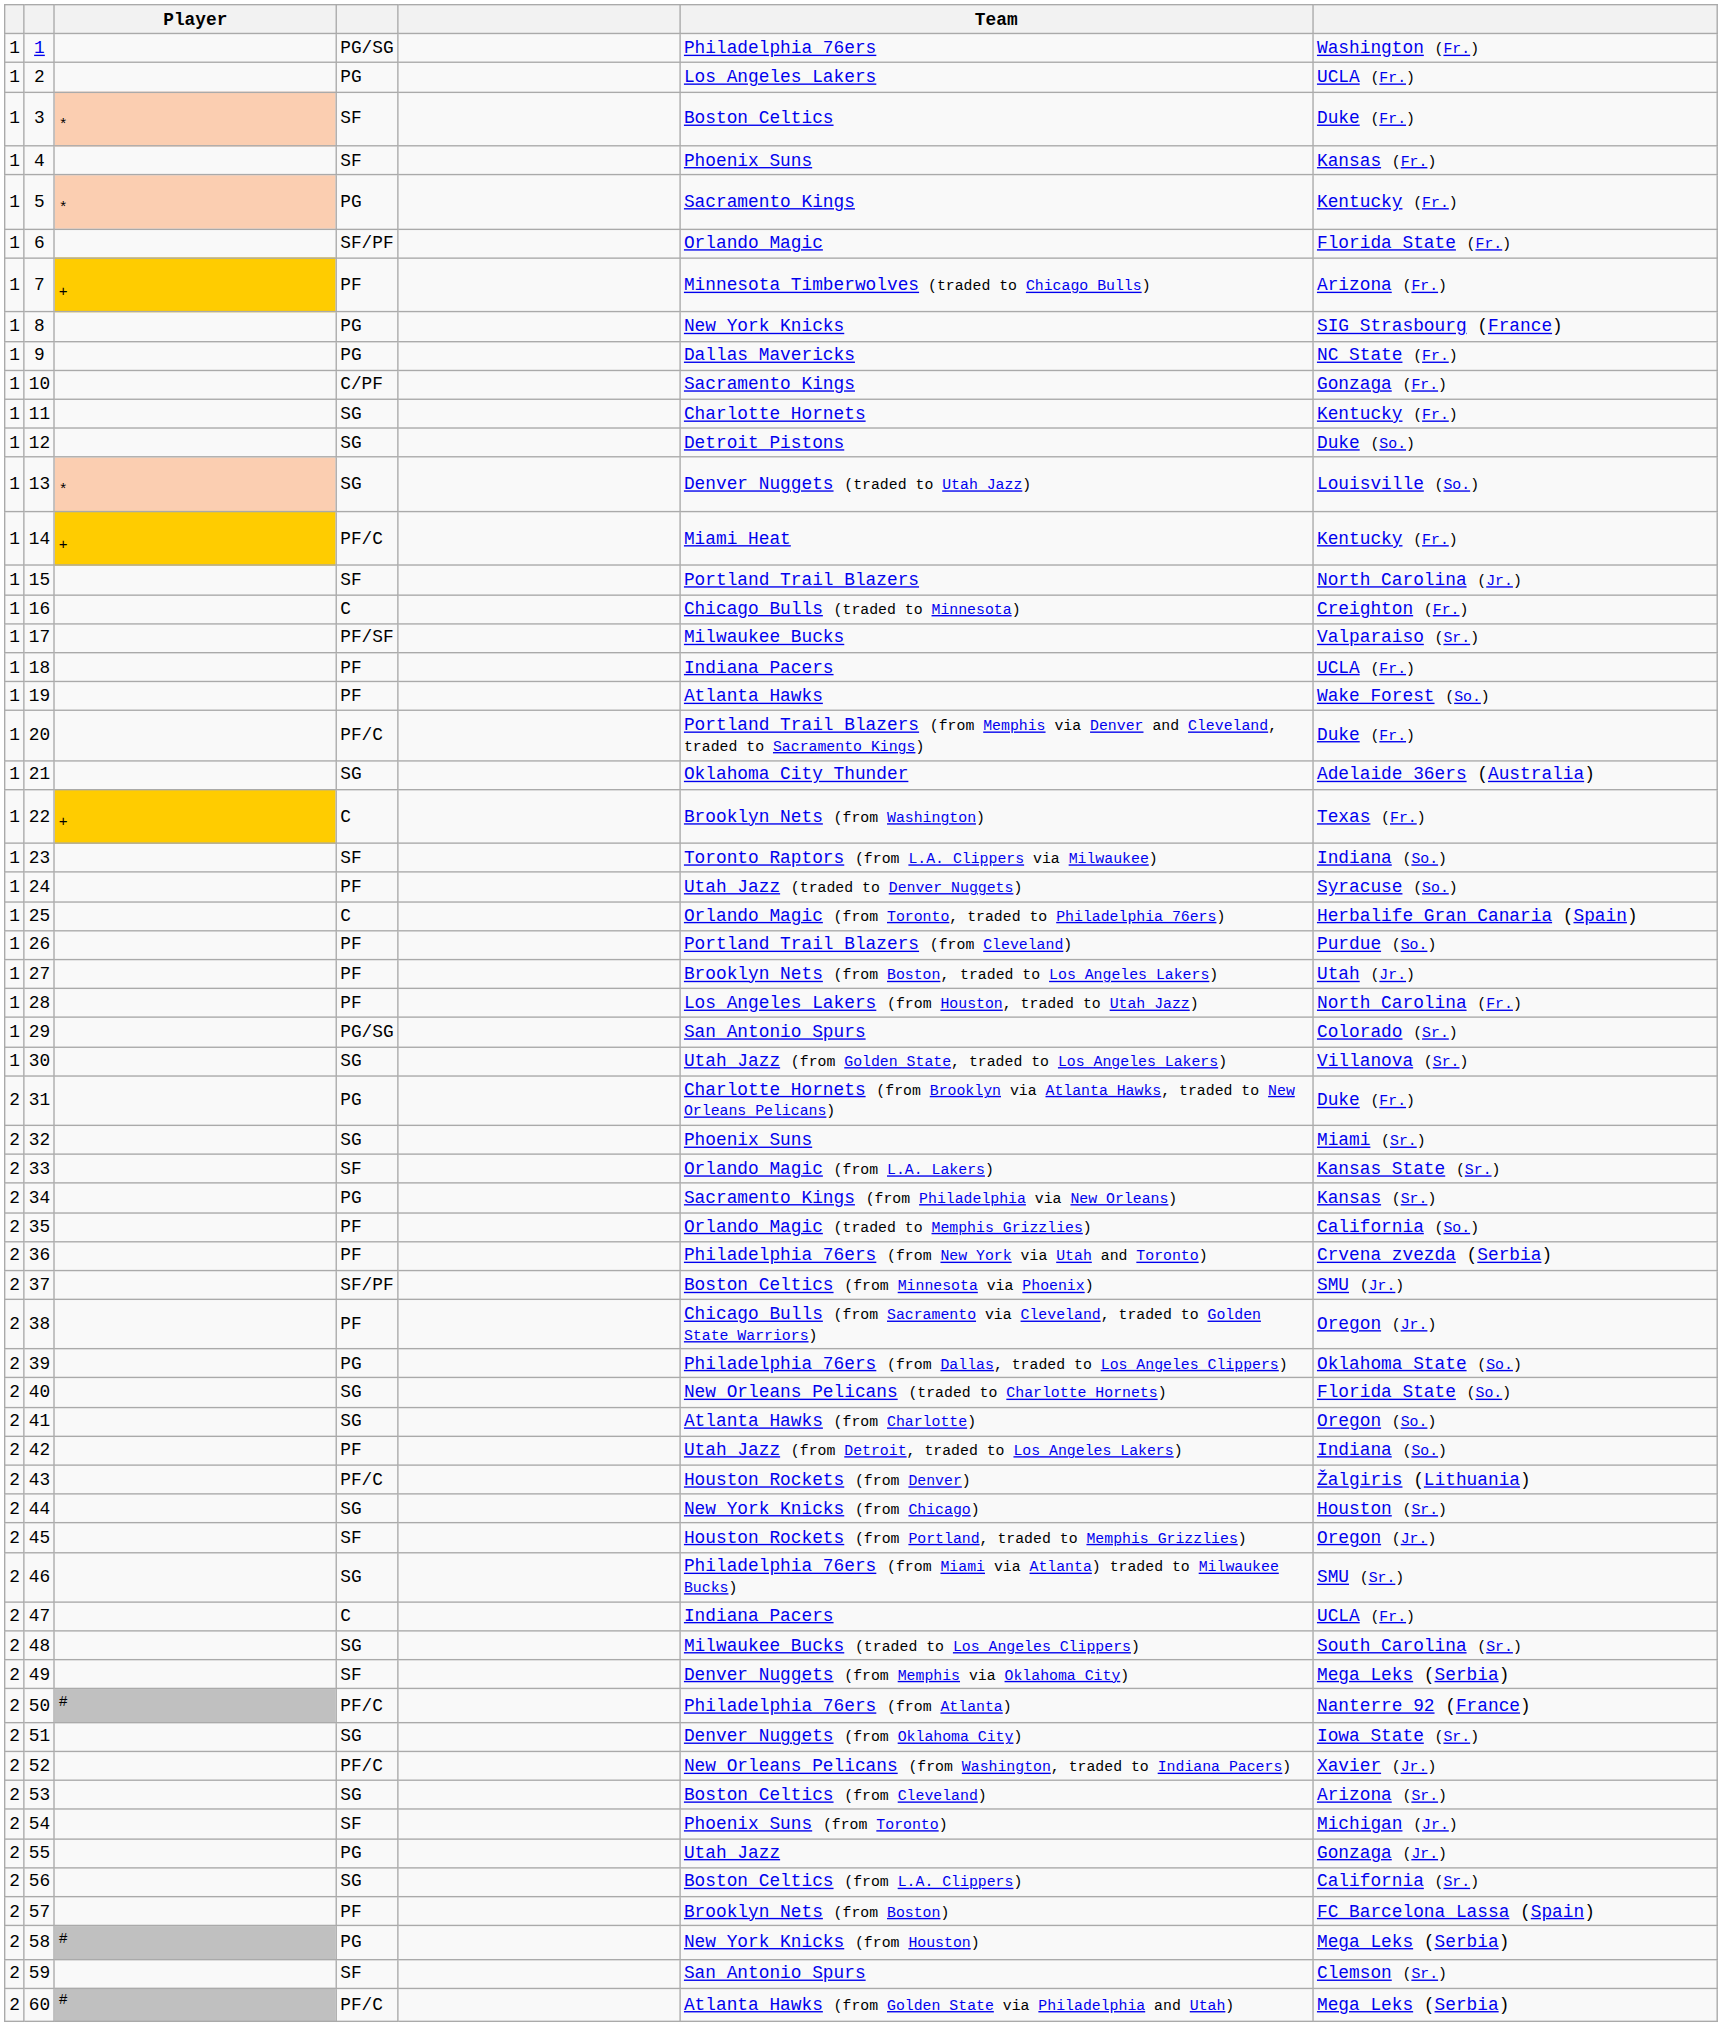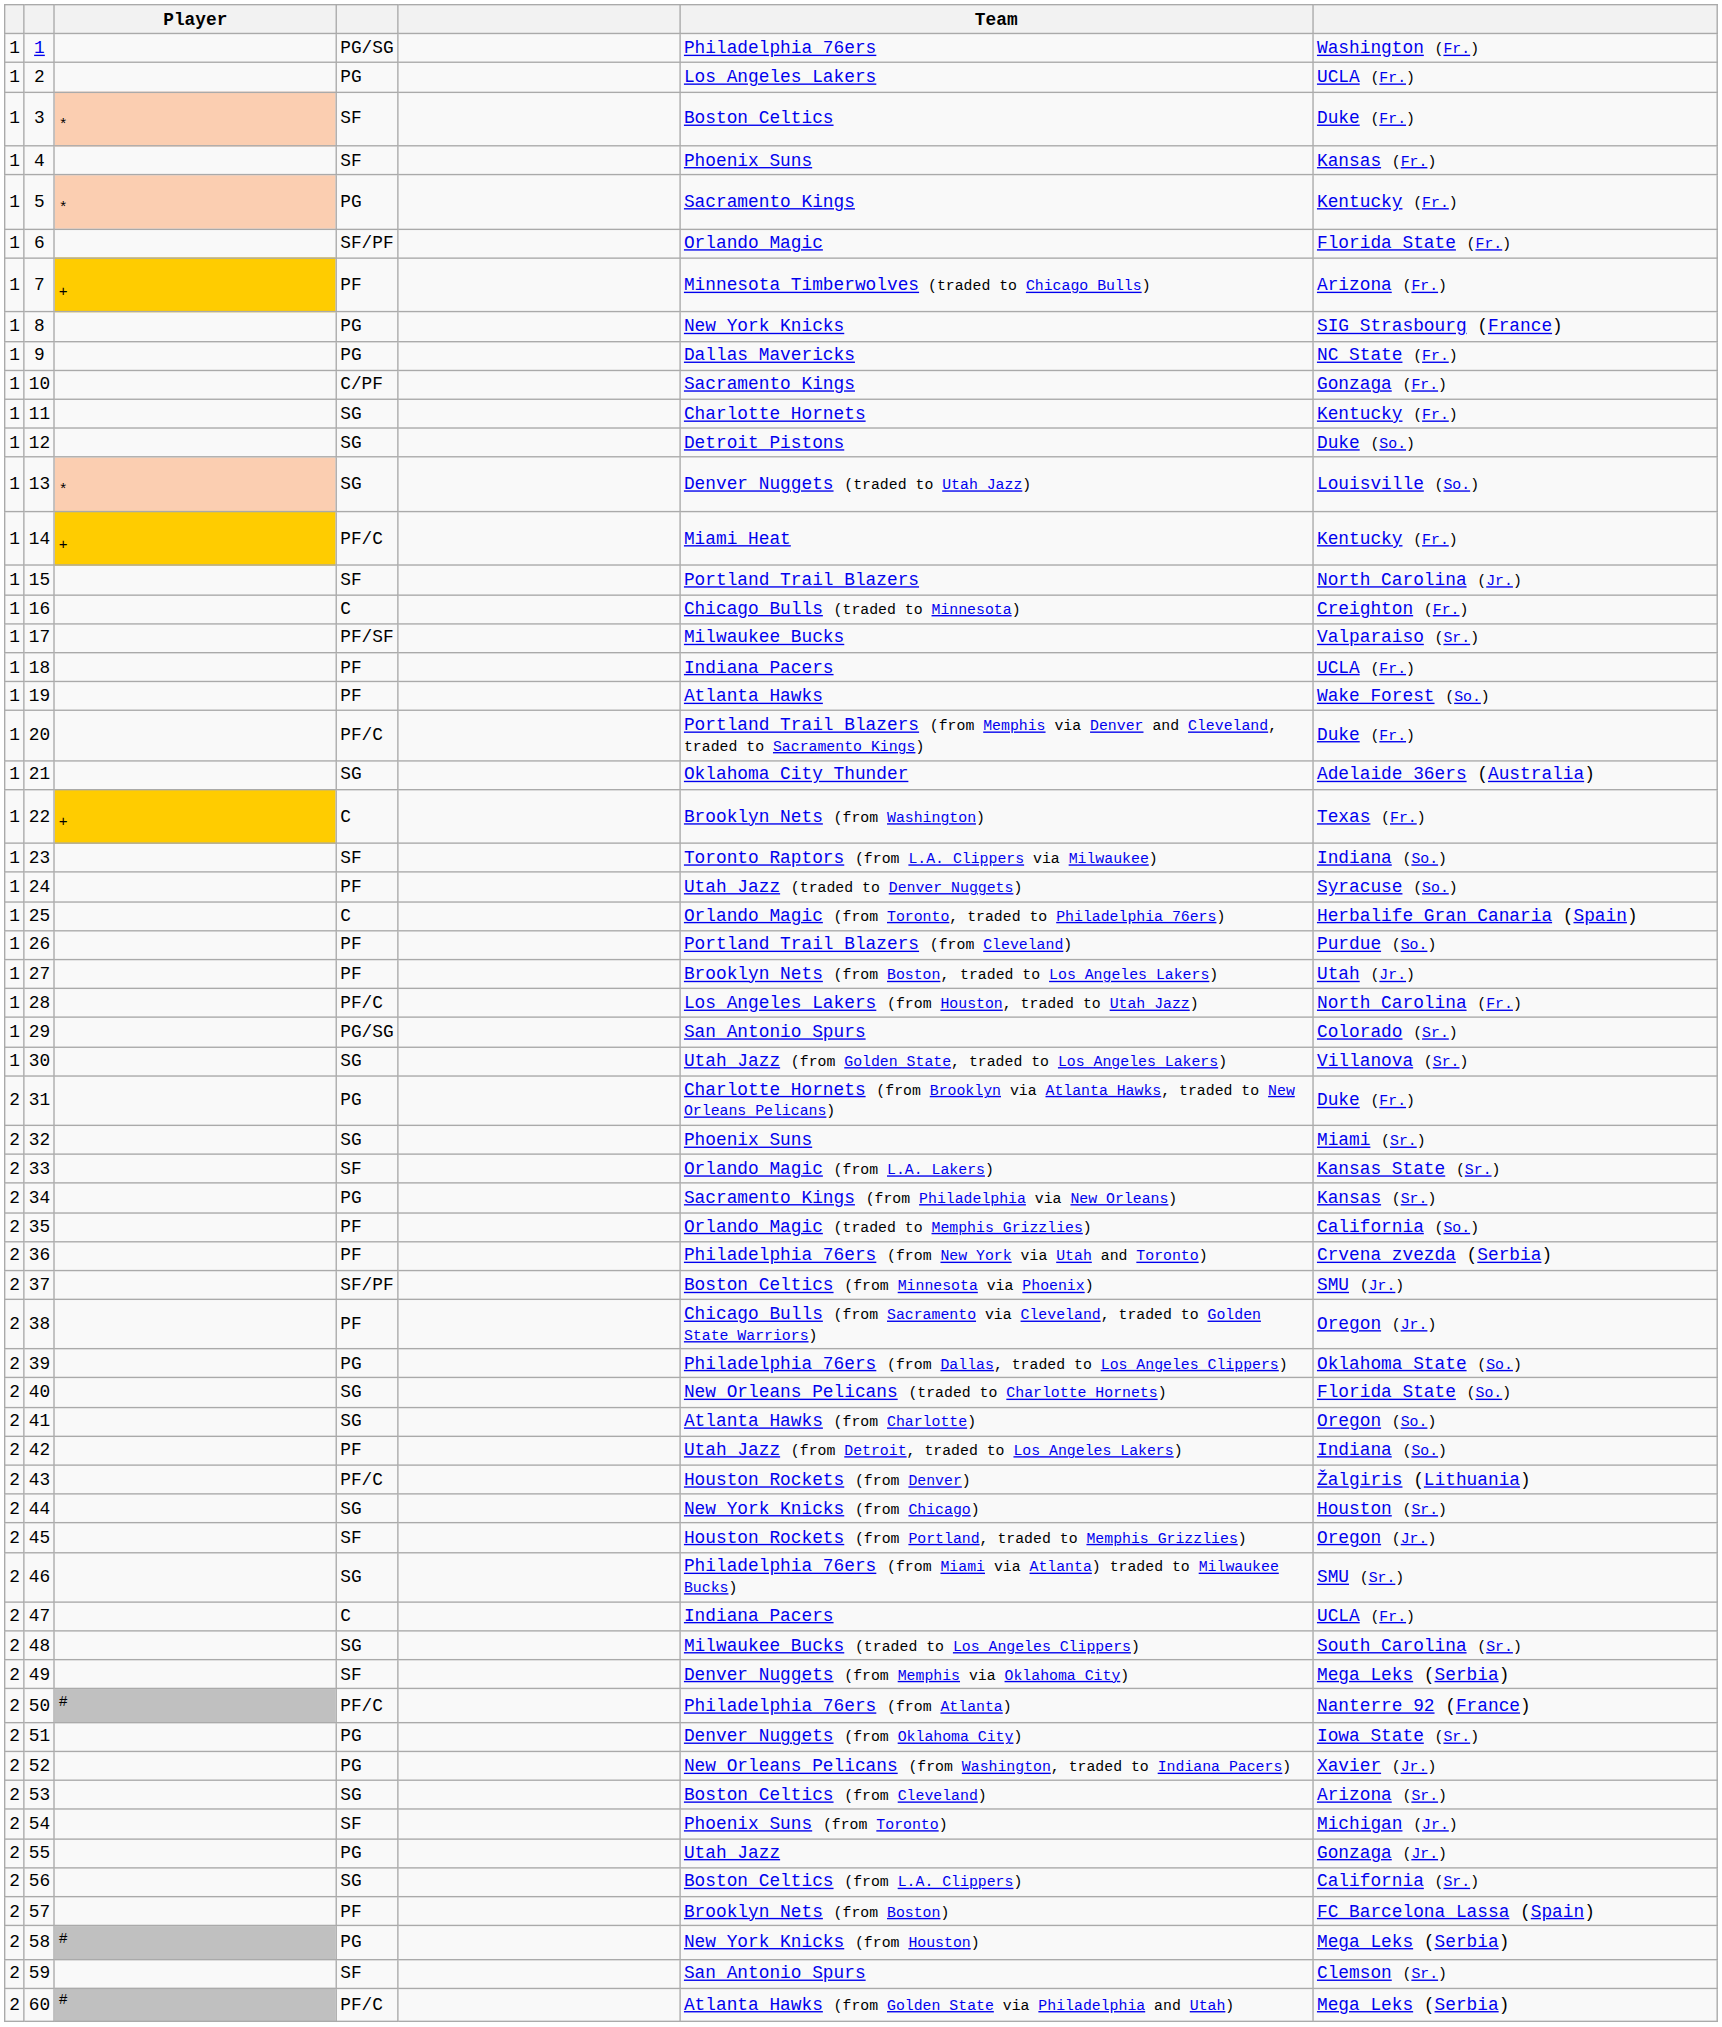(351, 1003) PF -> (362, 1003) PF/C
(351, 1737) SG -> (351, 1737) PG
(362, 1766) PF/C -> (351, 1766) PG
